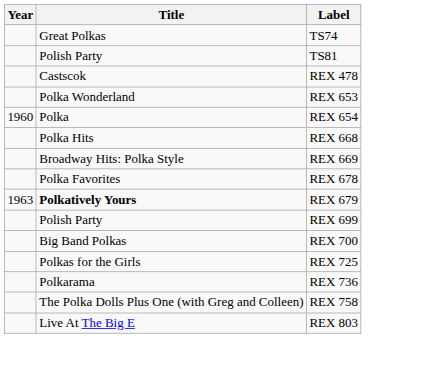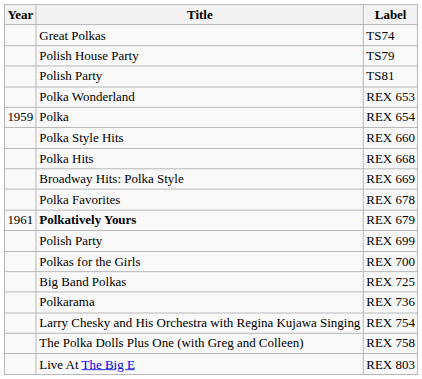+ row: (380, 55)
- row: (334, 76)
(20, 117) 1960 -> (20, 117) 1959
+ row: (391, 138)
(20, 199) 1963 -> (20, 220) 1961
(83, 240) Big Band Polkas -> (90, 261) Polkas for the Girls
(90, 261) Polkas for the Girls -> (83, 281) Big Band Polkas
+ row: (391, 323)
